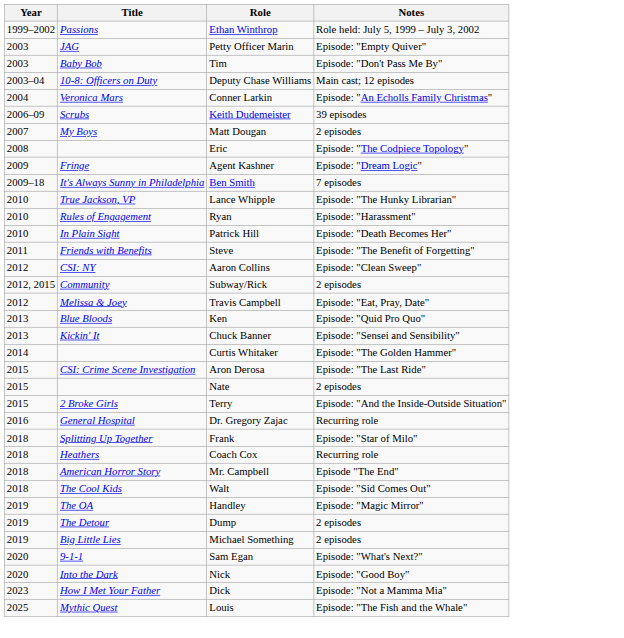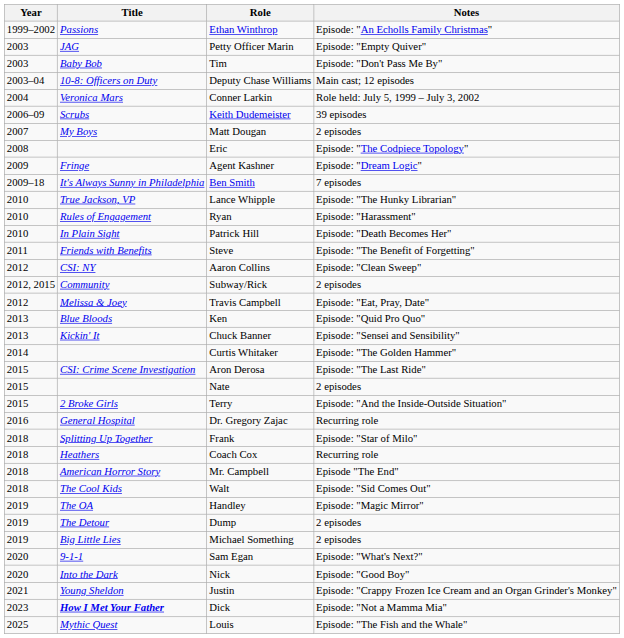(398, 30) Role held: July 5, 1999 – July 3, 2002 -> (404, 30) Episode: "An Echolls Family Christmas"
(404, 98) Episode: "An Echolls Family Christmas" -> (398, 98) Role held: July 5, 1999 – July 3, 2002
+ row: (222, 591)
(110, 591) normal -> (112, 608) bold
